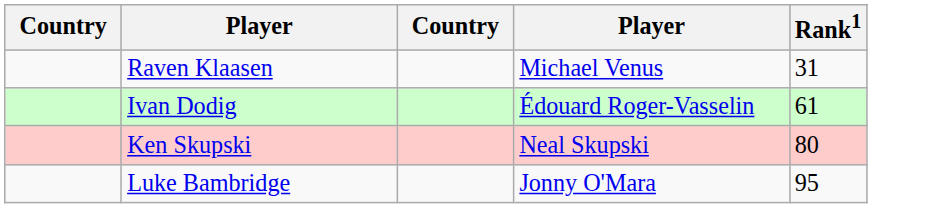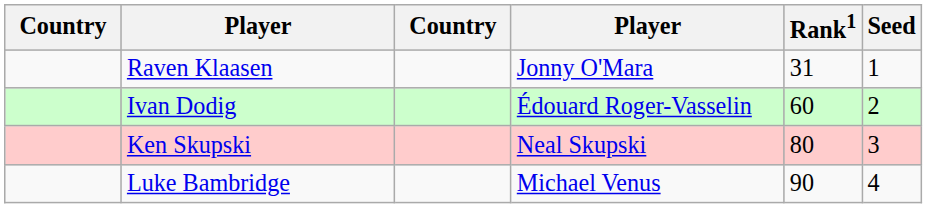+ column: (892, 26)
(591, 68) Michael Venus -> (585, 68) Jonny O'Mara
(807, 106) 61 -> (802, 106) 60
(588, 183) Jonny O'Mara -> (589, 183) Michael Venus
(807, 183) 95 -> (802, 183) 90
